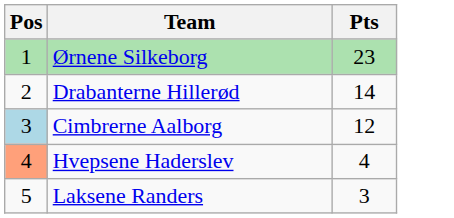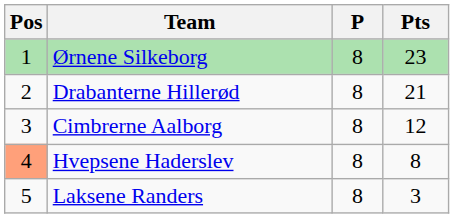+ column: (357, 21)
(364, 91) 14 -> (415, 91) 21
(26, 126) lightblue background -> (26, 126) no background
(364, 160) 4 -> (415, 160) 8
